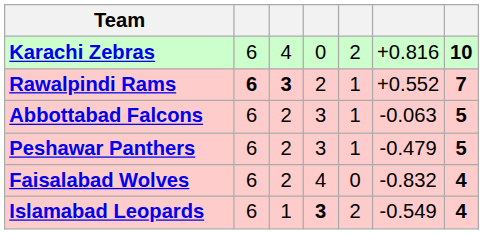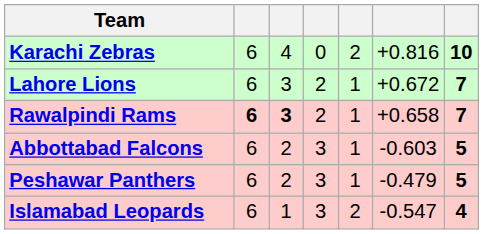+ row: (73, 84)
(408, 84) +0.552 -> (408, 116) +0.658
(408, 116) -0.063 -> (408, 148) -0.603
- row: (99, 180)
(321, 212) bold -> (321, 212) normal
(408, 212) -0.549 -> (408, 212) -0.547
